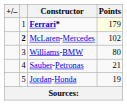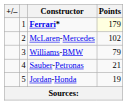(23, 38) bold -> (23, 38) normal
(117, 51) 80 -> (117, 51) 79
